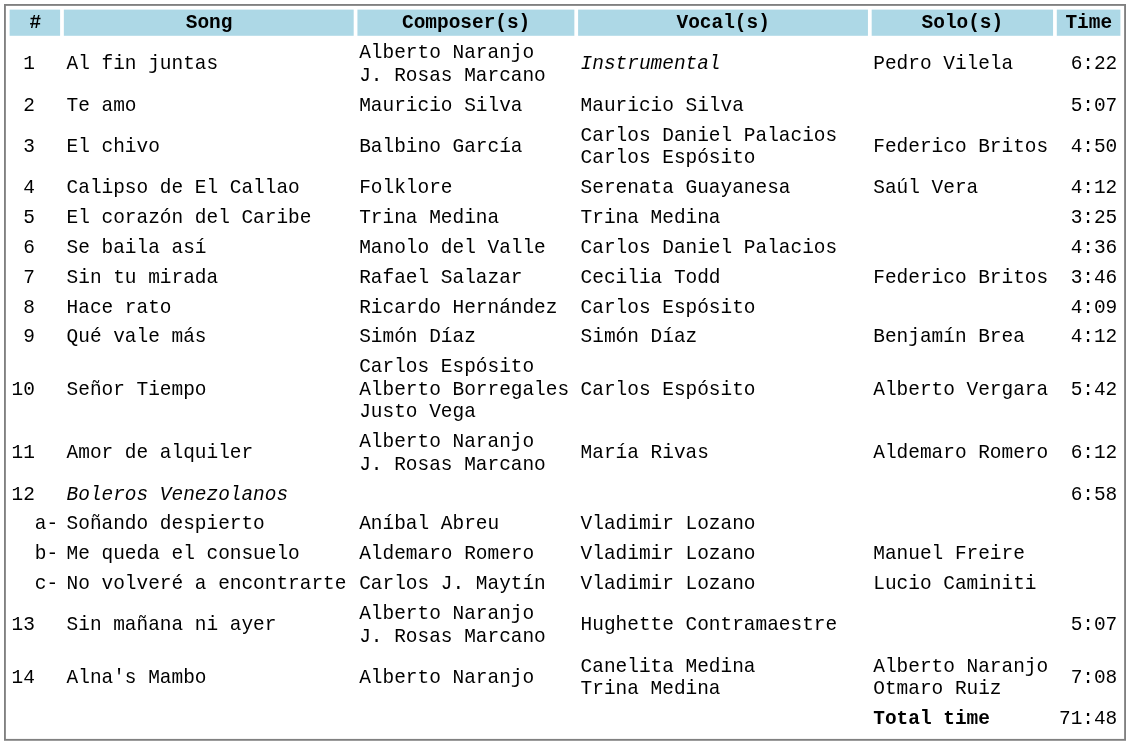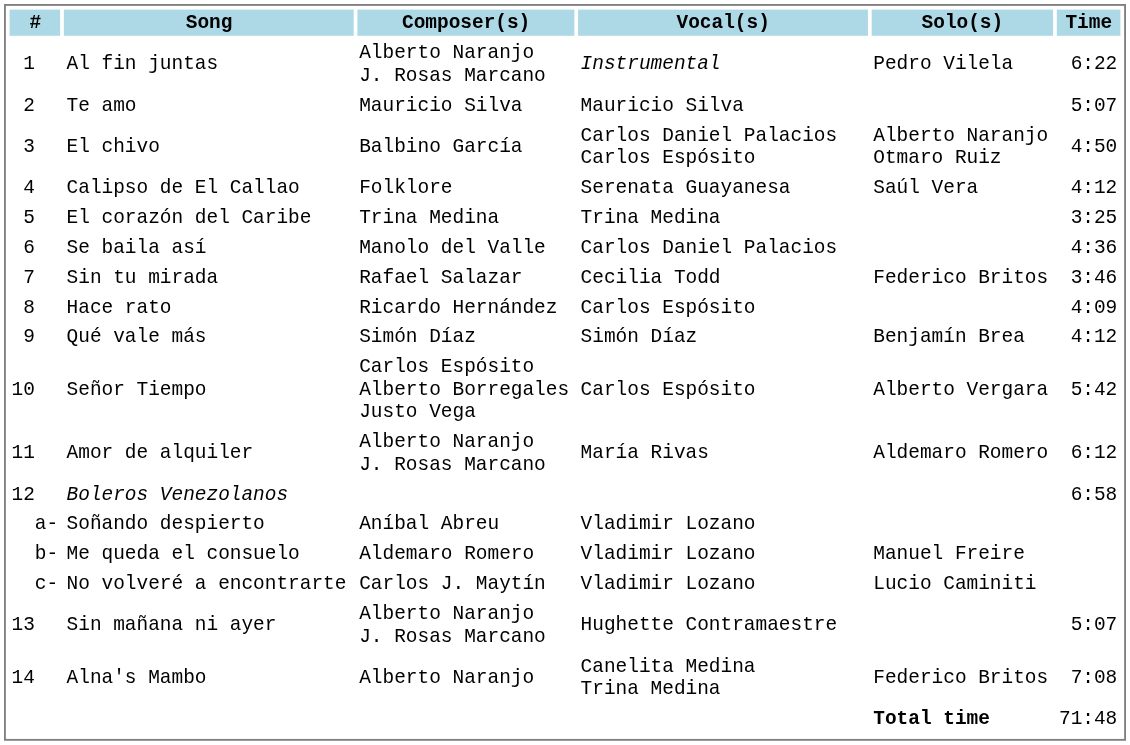(961, 146) Federico Britos -> (961, 146) Alberto Naranjo Otmaro Ruiz
(961, 677) Alberto Naranjo Otmaro Ruiz -> (961, 677) Federico Britos
